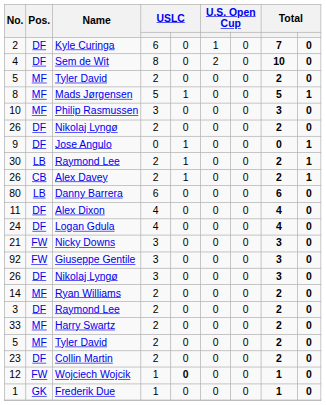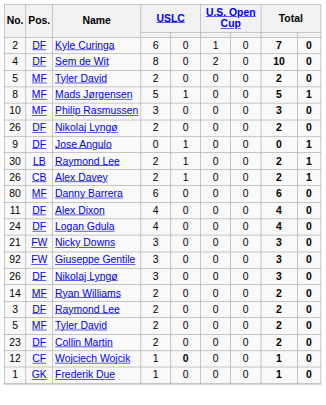(39, 194) LB -> (39, 194) MF
- row: (15, 326)
(39, 375) FW -> (39, 359) CF
